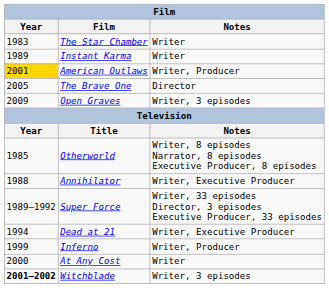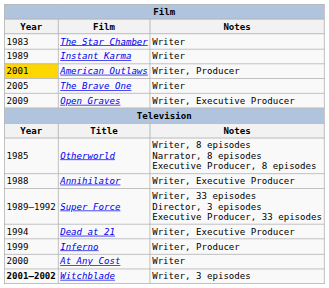(174, 86) Director -> (169, 86) Writer
(201, 101) Writer, 3 episodes -> (223, 101) Writer, Executive Producer
